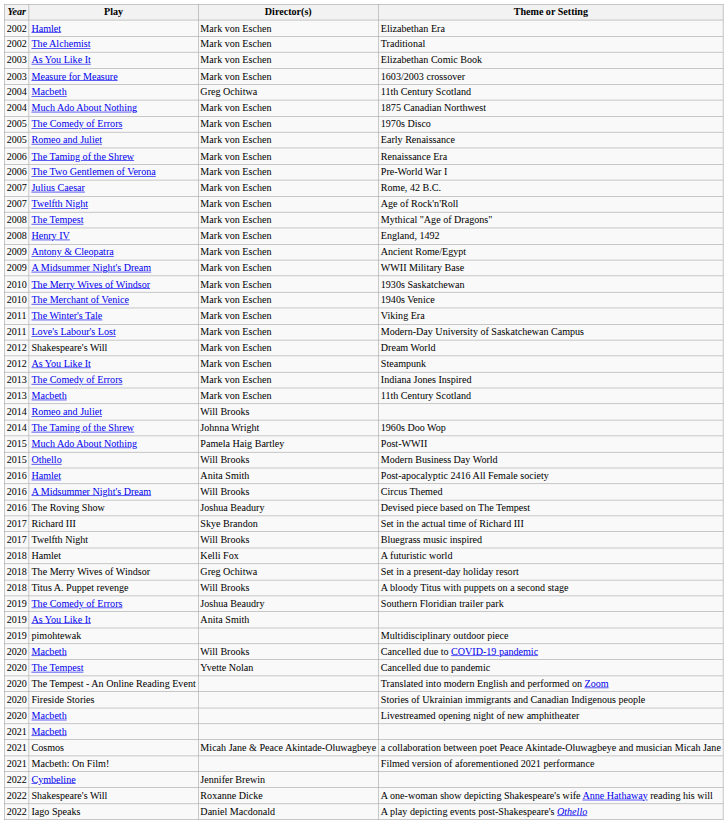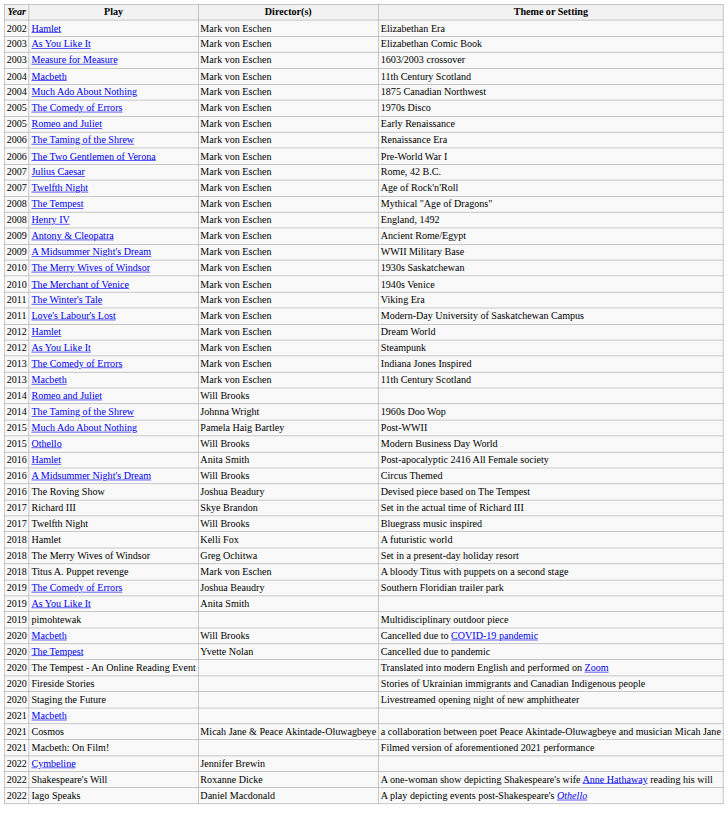- row: (17, 44)
(229, 92) Greg Ochitwa -> (236, 76) Mark von Eschen
(69, 348) Shakespeare's Will -> (46, 332) Hamlet
(225, 587) Will Brooks -> (236, 572) Mark von Eschen
(49, 715) Macbeth -> (69, 699) Staging the Future
